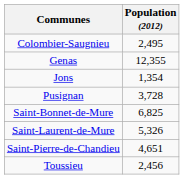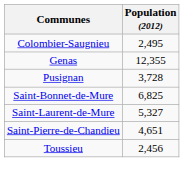- row: (63, 78)
(151, 130) 5,326 -> (151, 113) 5,327
